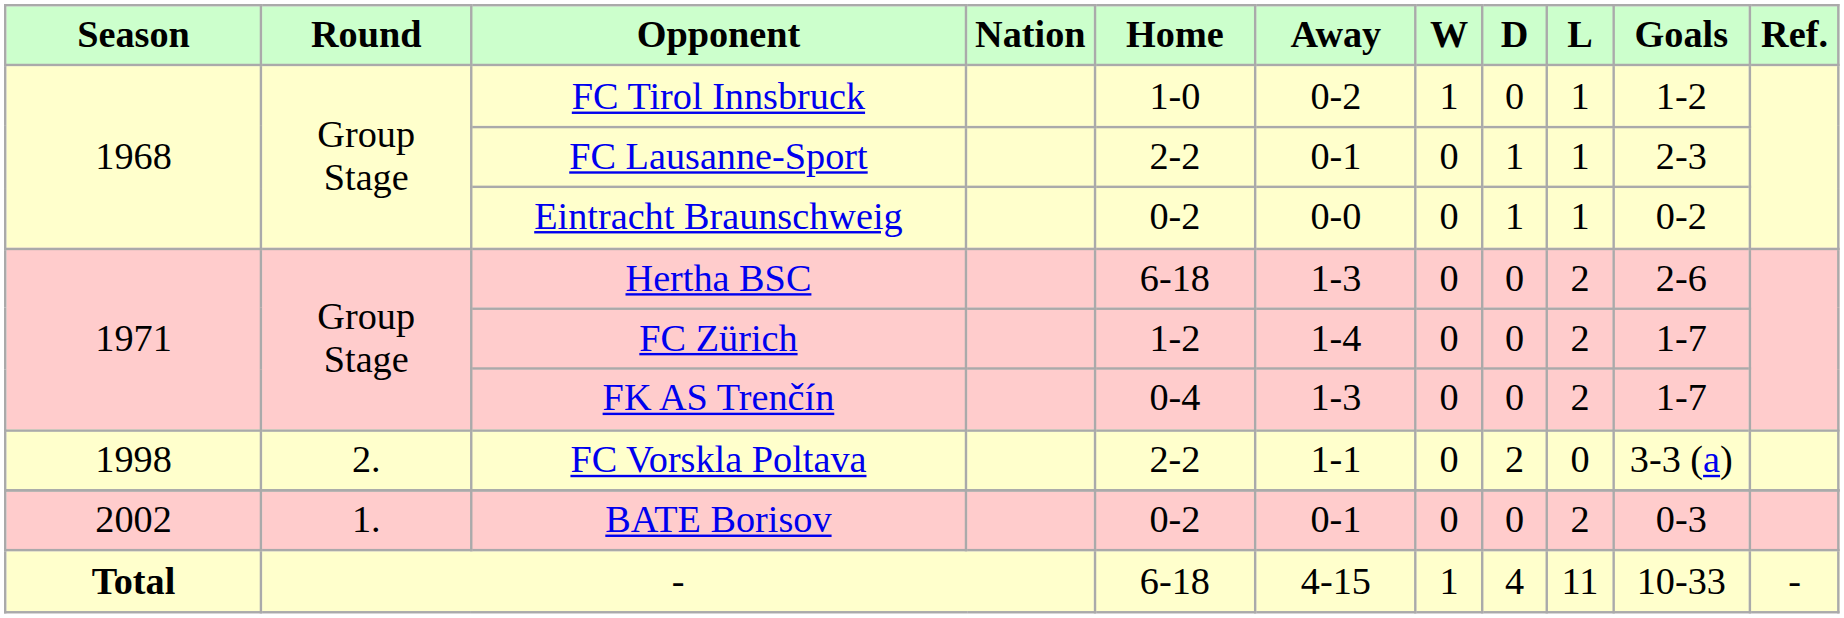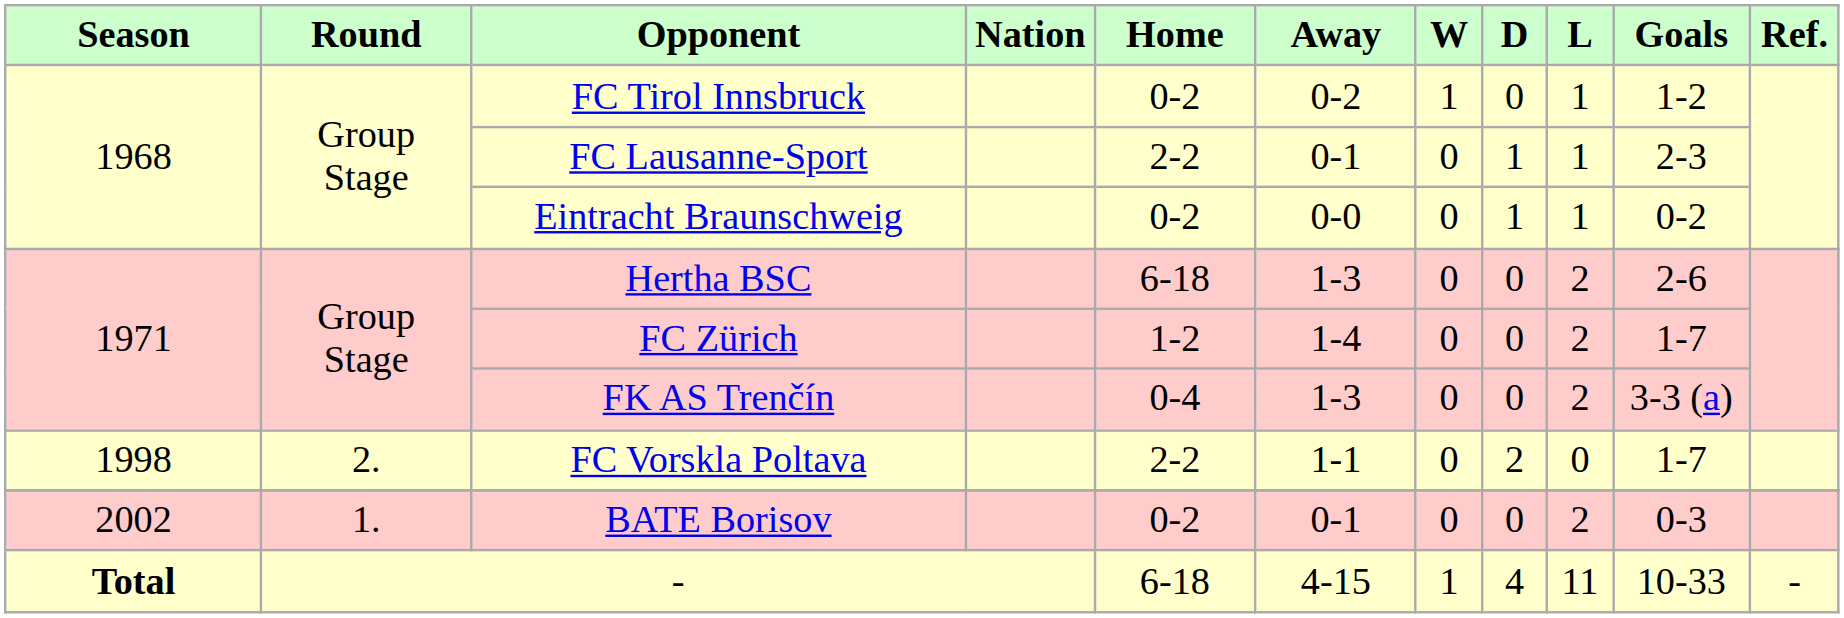(1175, 95) 1-0 -> (1175, 95) 0-2
(1681, 398) 1-7 -> (1681, 398) 3-3 (a)
(1681, 459) 3-3 (a) -> (1681, 459) 1-7
